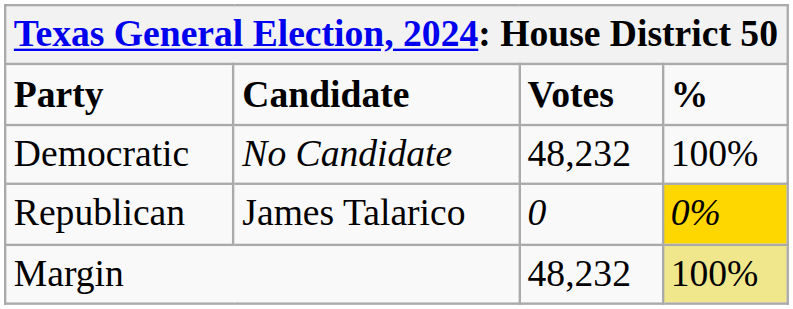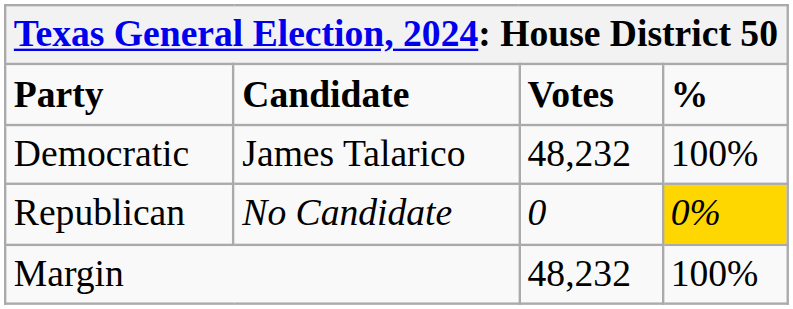(347, 153) No Candidate -> (354, 153) James Talarico
(354, 213) James Talarico -> (347, 213) No Candidate
(715, 272) khaki background -> (715, 272) no background
